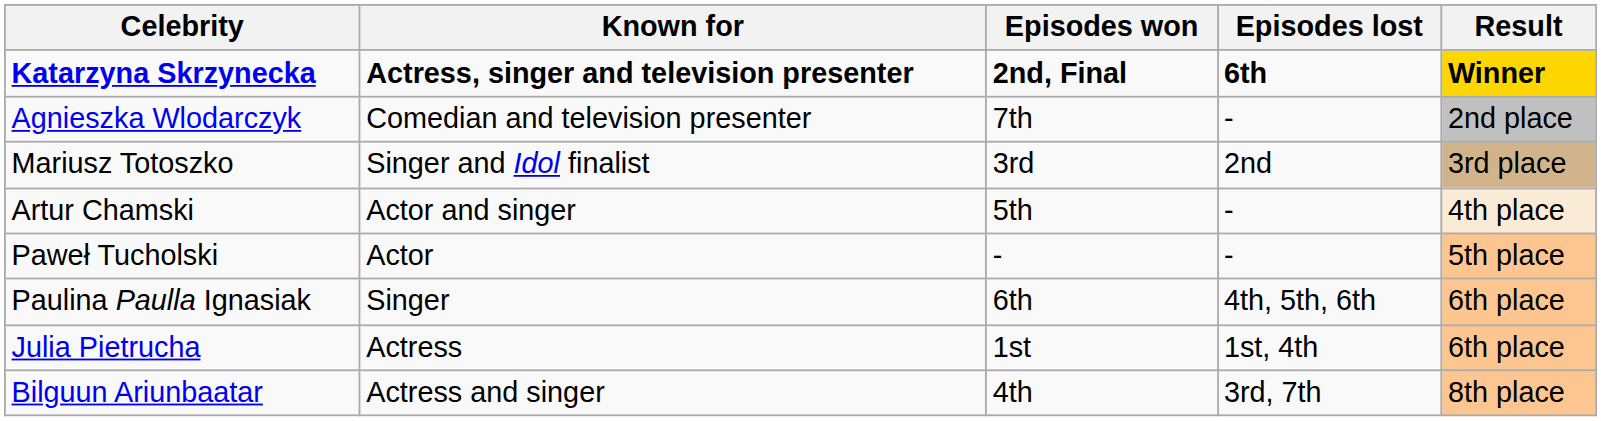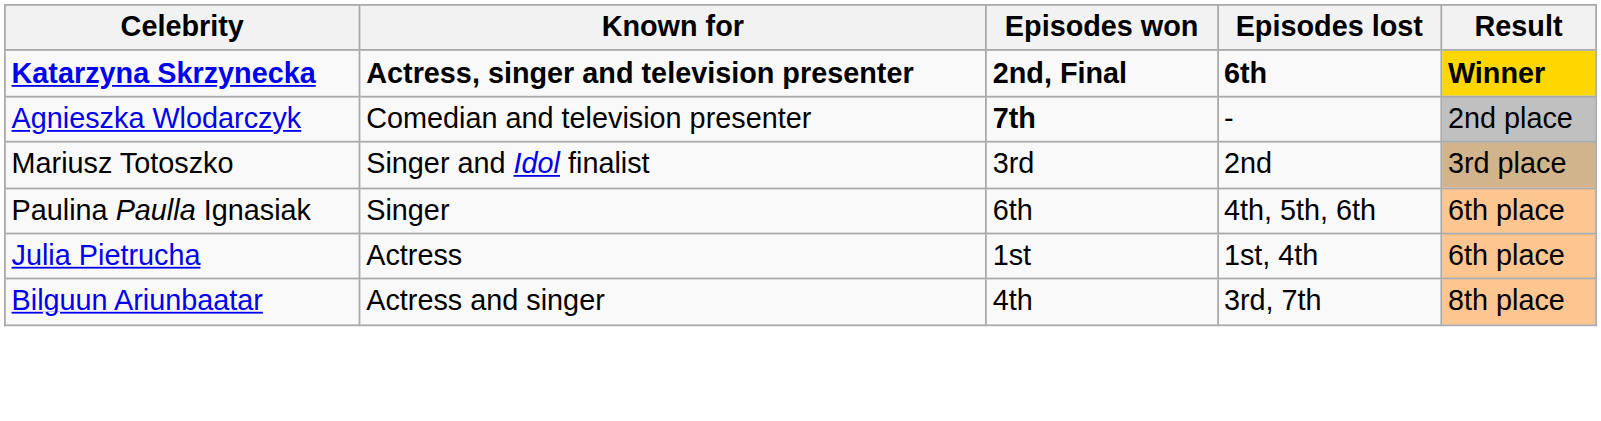(1013, 118) normal -> (1014, 118) bold
- row: (103, 210)
- row: (115, 255)
